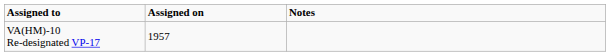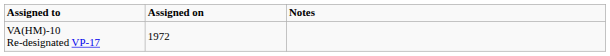(159, 36) 1957 -> (159, 36) 1972
